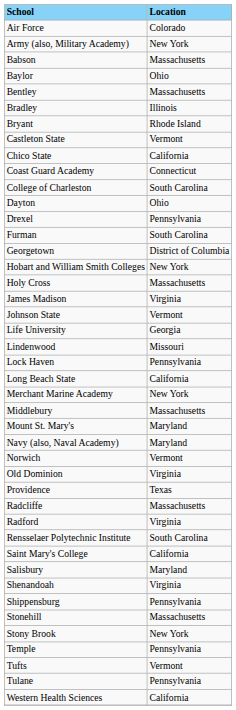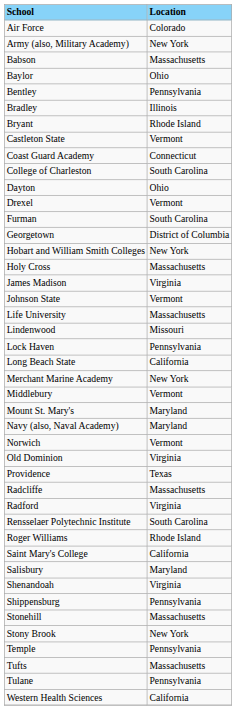(177, 91) Massachusetts -> (175, 91) Pennsylvania
- row: (29, 155)
(175, 219) Pennsylvania -> (166, 203) Vermont
(165, 330) Georgia -> (177, 314) Massachusetts
(177, 410) Massachusetts -> (166, 394) Vermont
+ row: (37, 537)
(166, 665) Vermont -> (177, 665) Massachusetts
